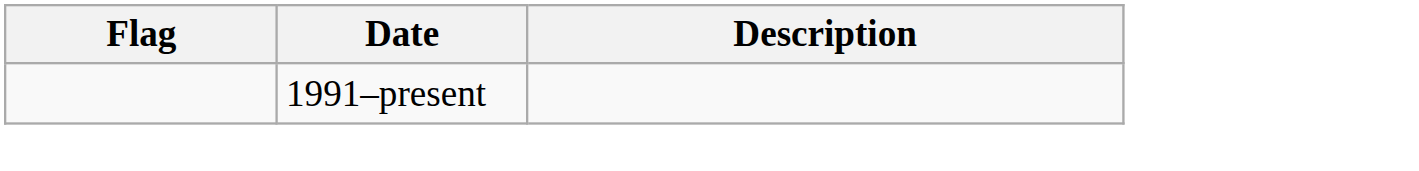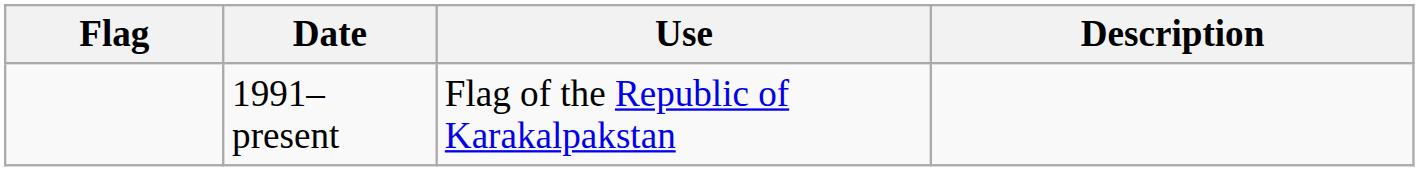+ column: (684, 33)
